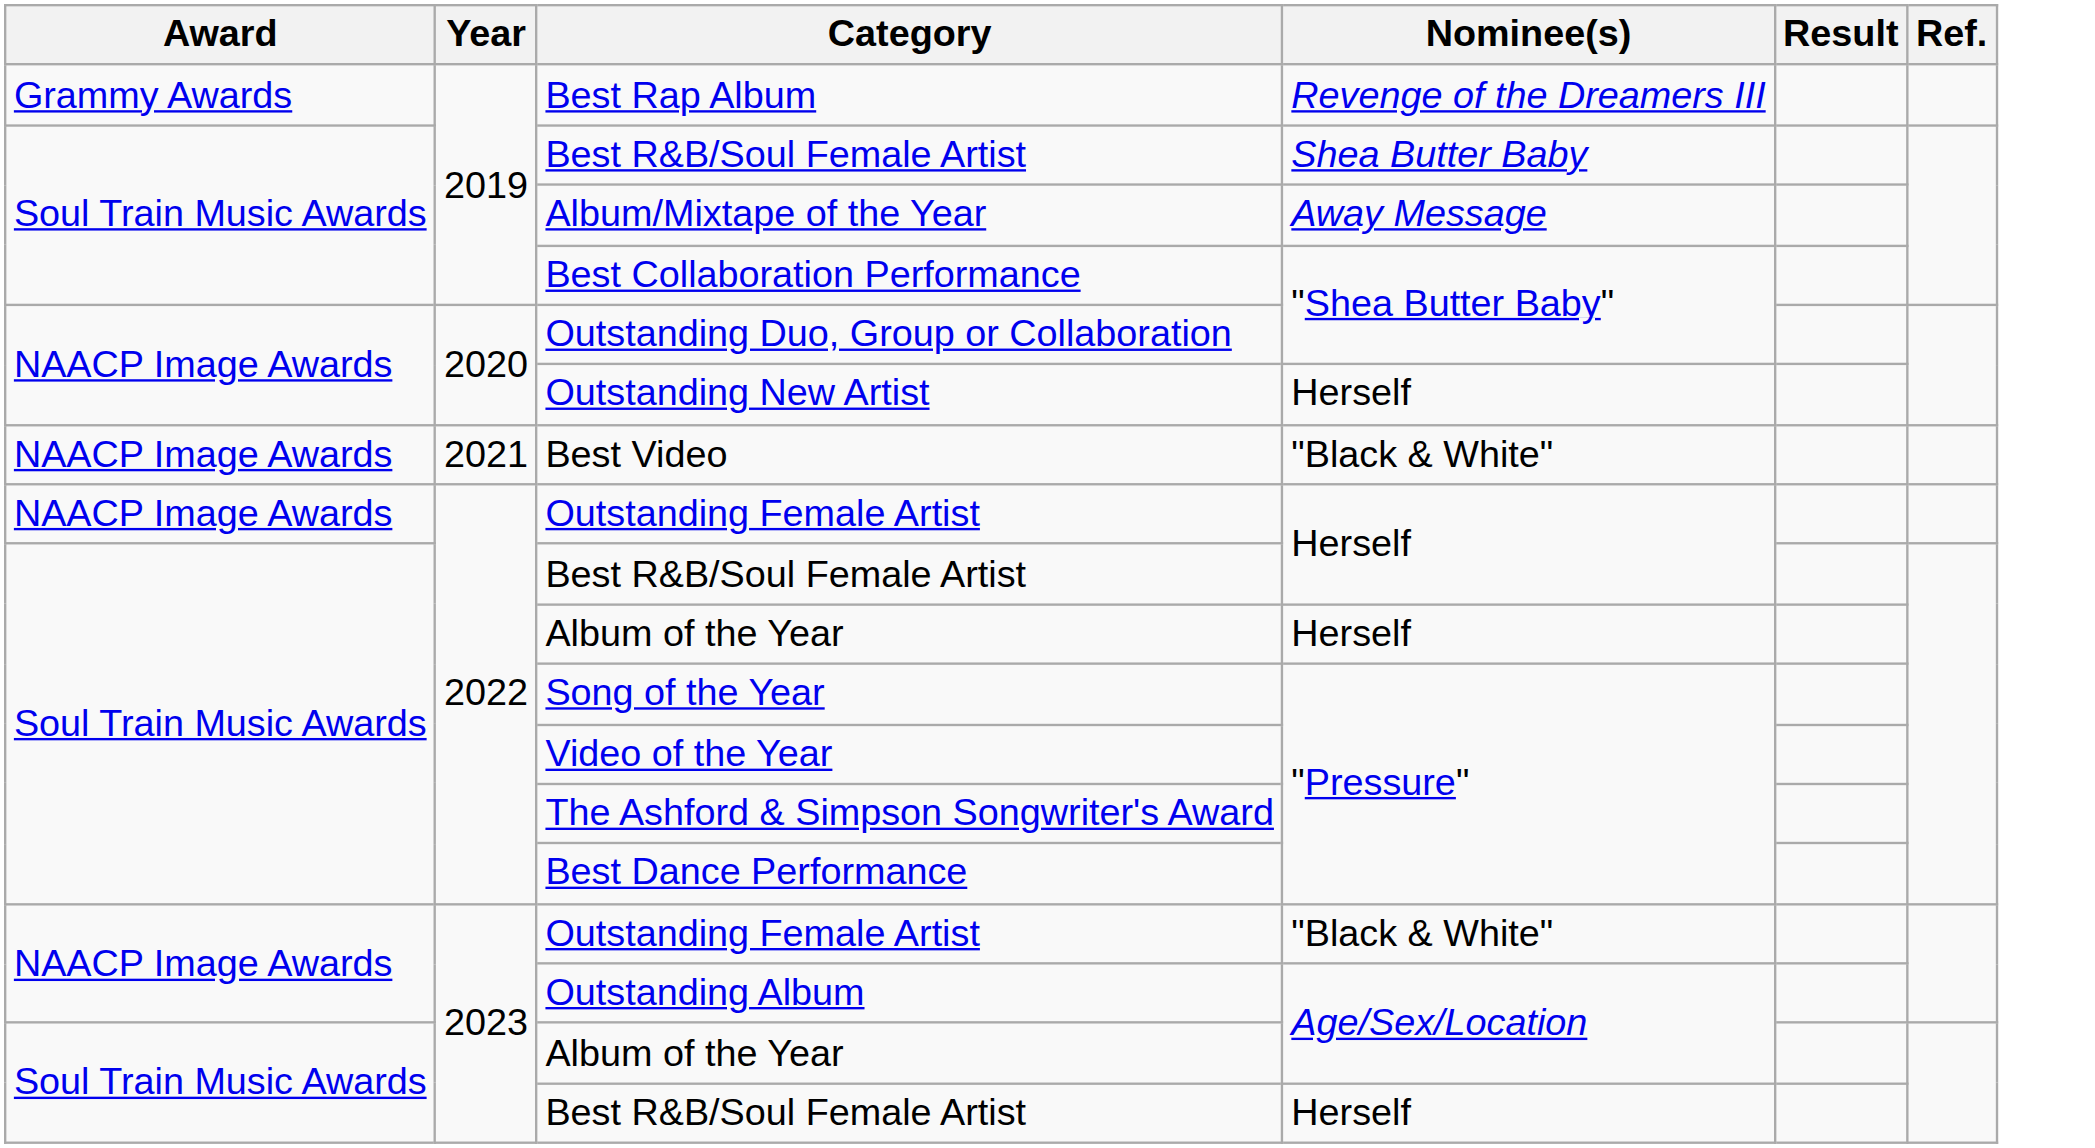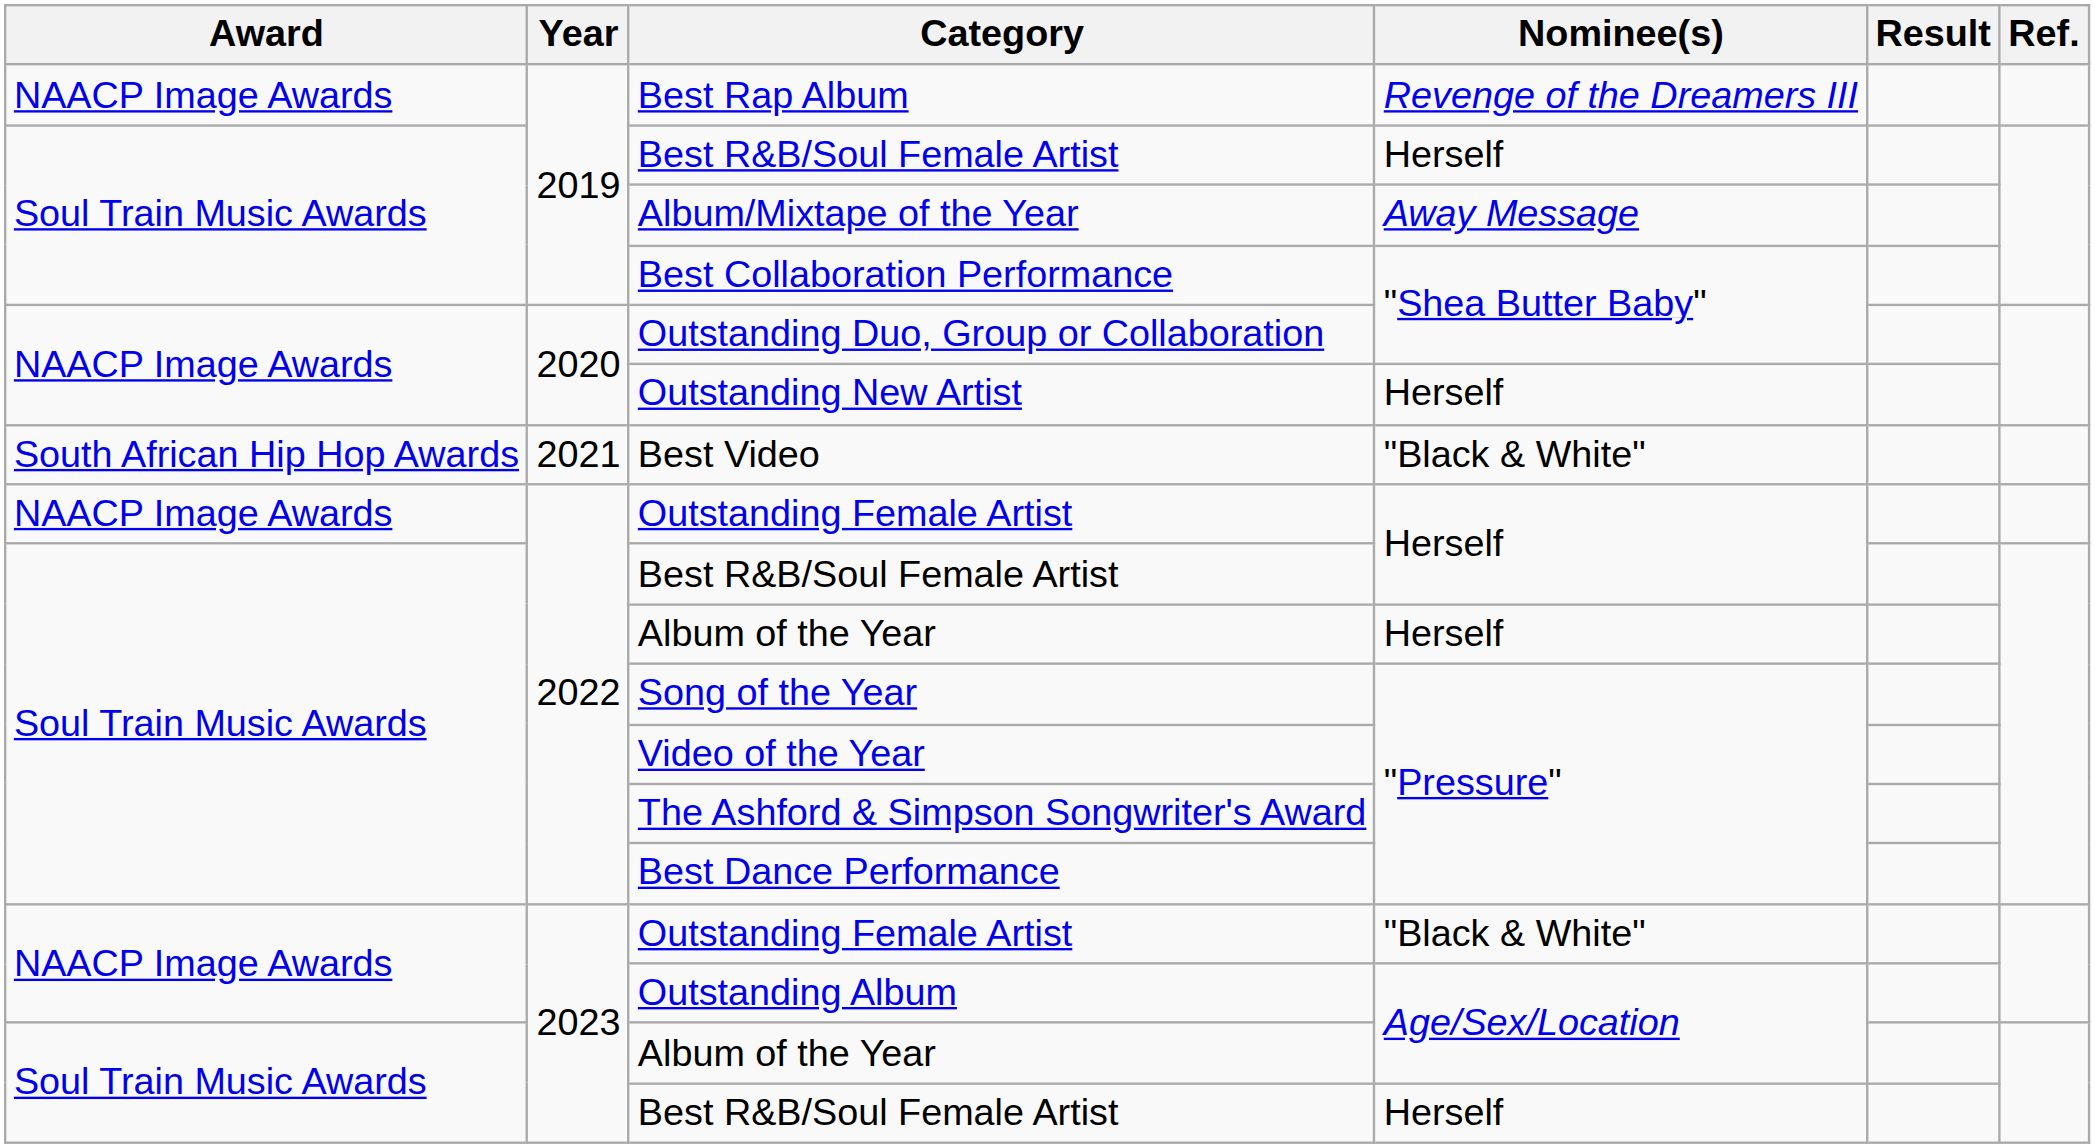(153, 94) Grammy Awards -> (203, 94) NAACP Image Awards
(1439, 154) Shea Butter Baby -> (1444, 154) Herself
(203, 453) NAACP Image Awards -> (266, 453) South African Hip Hop Awards
